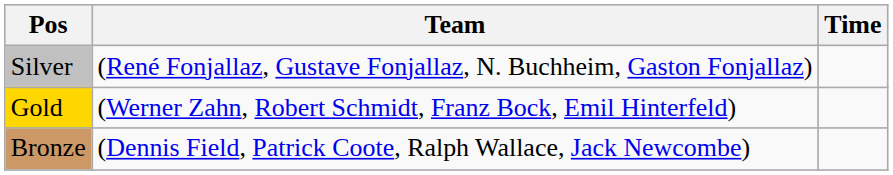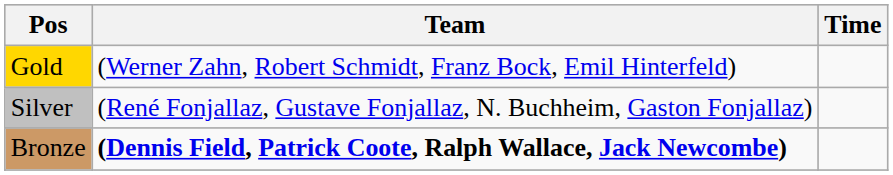rows swapped: (37, 107) <-> (42, 66)
(424, 148) normal -> (442, 148) bold
